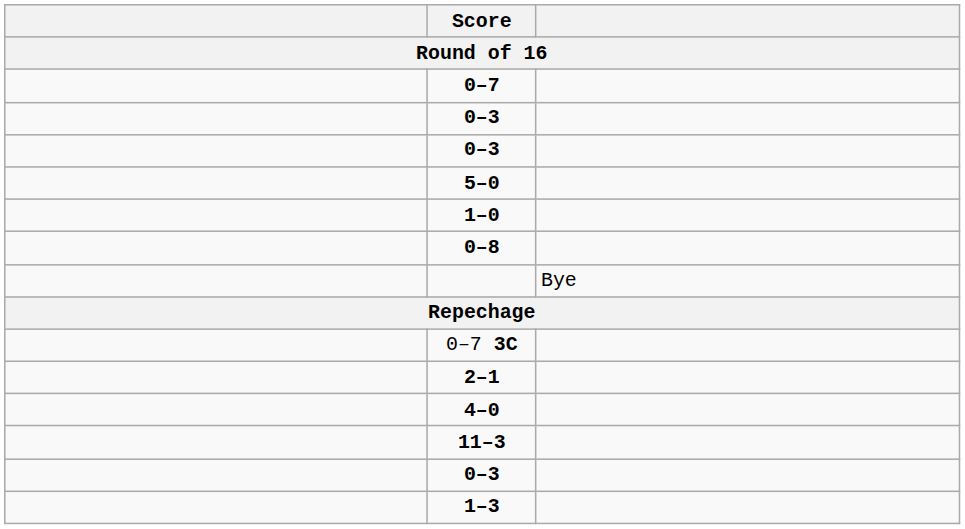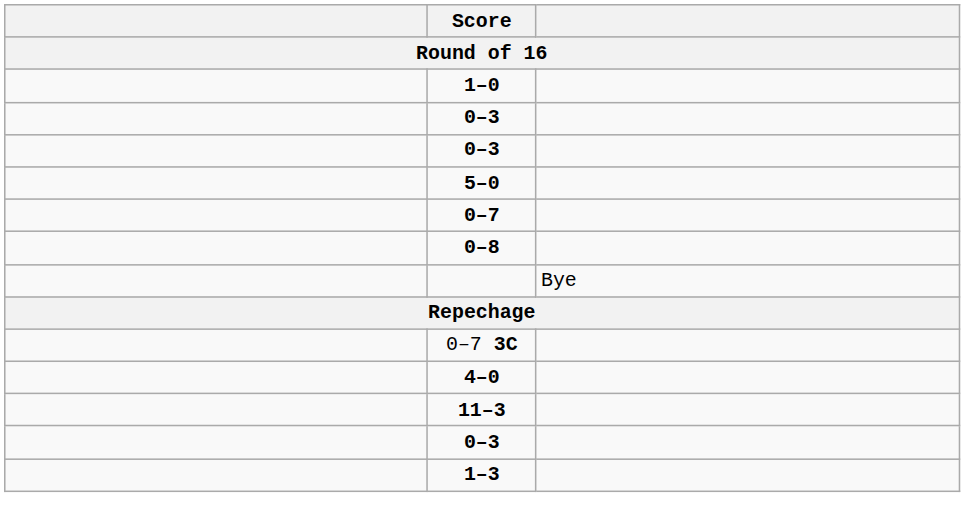rows swapped: (482, 86) <-> (482, 215)
- row: (482, 378)
